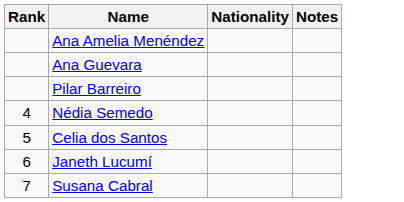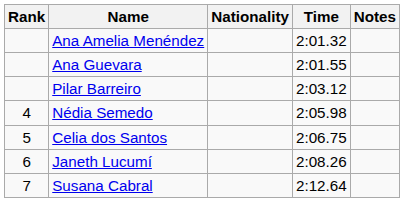+ column: (321, 17)
